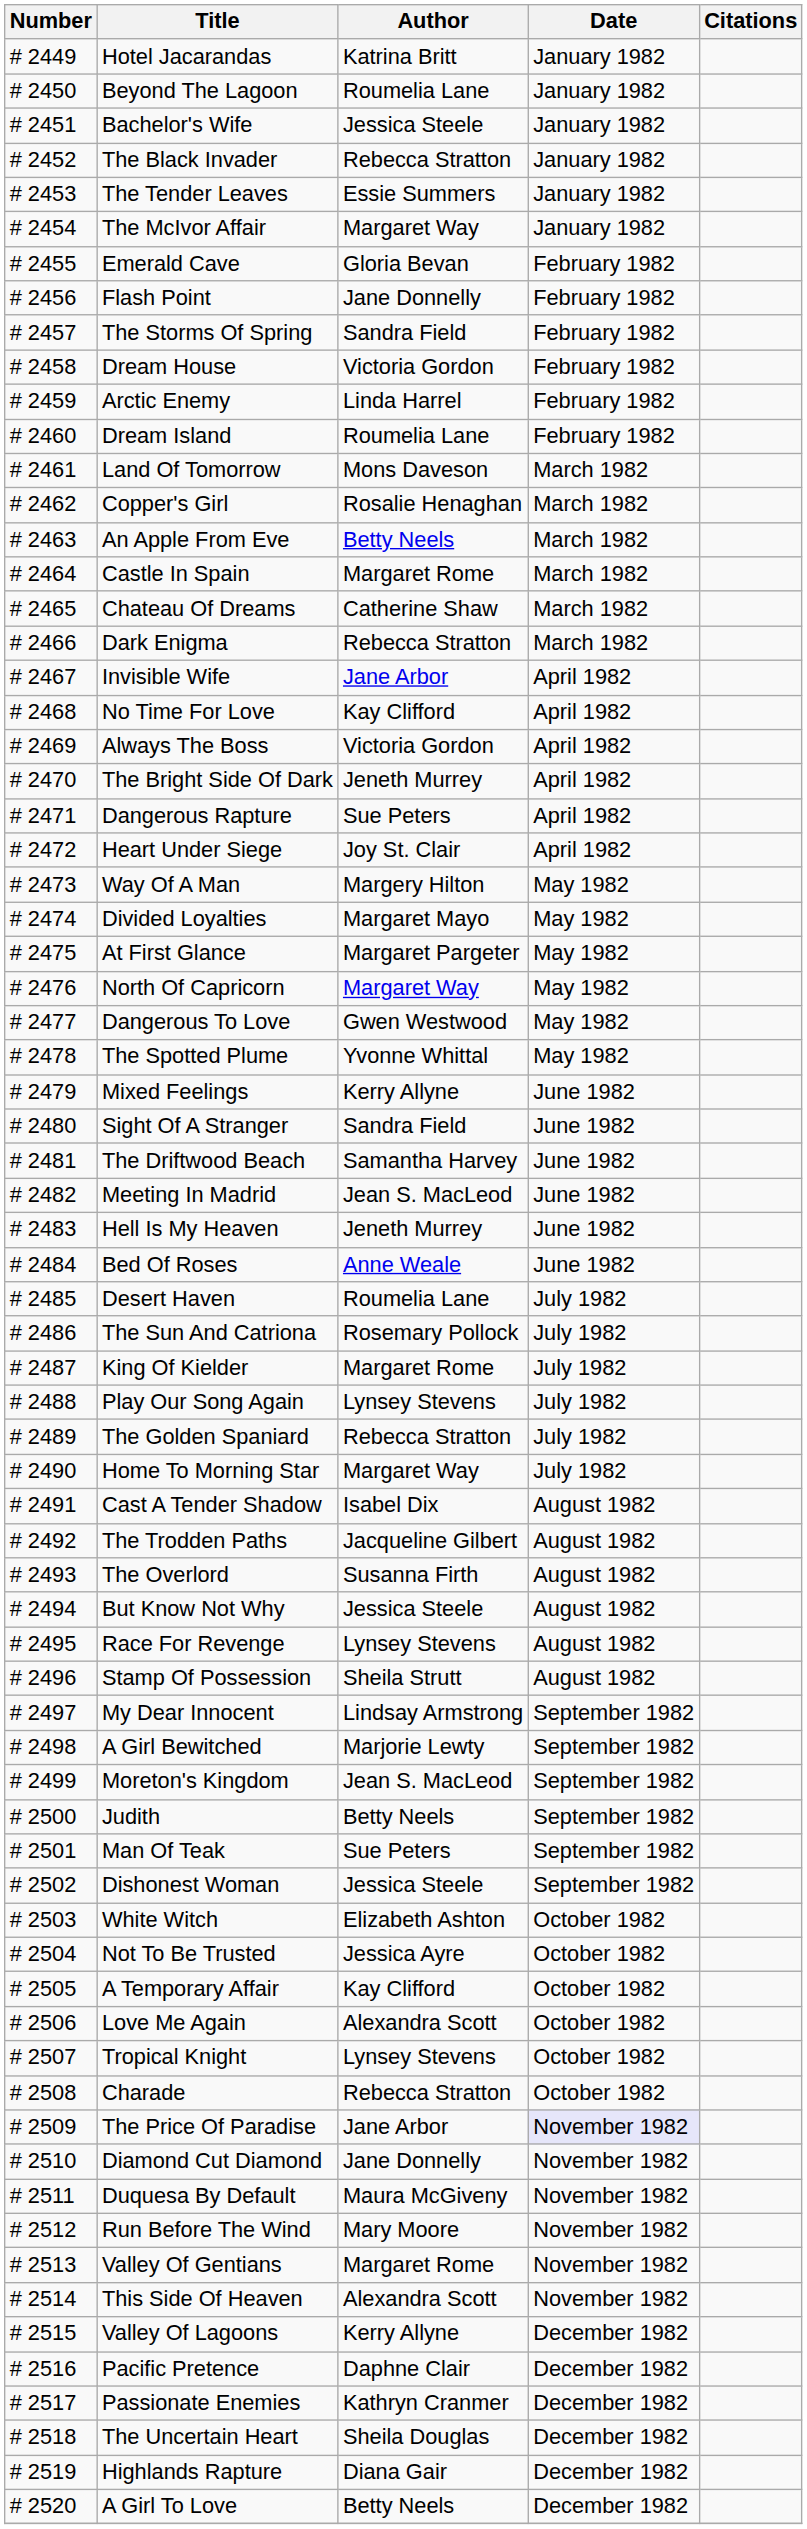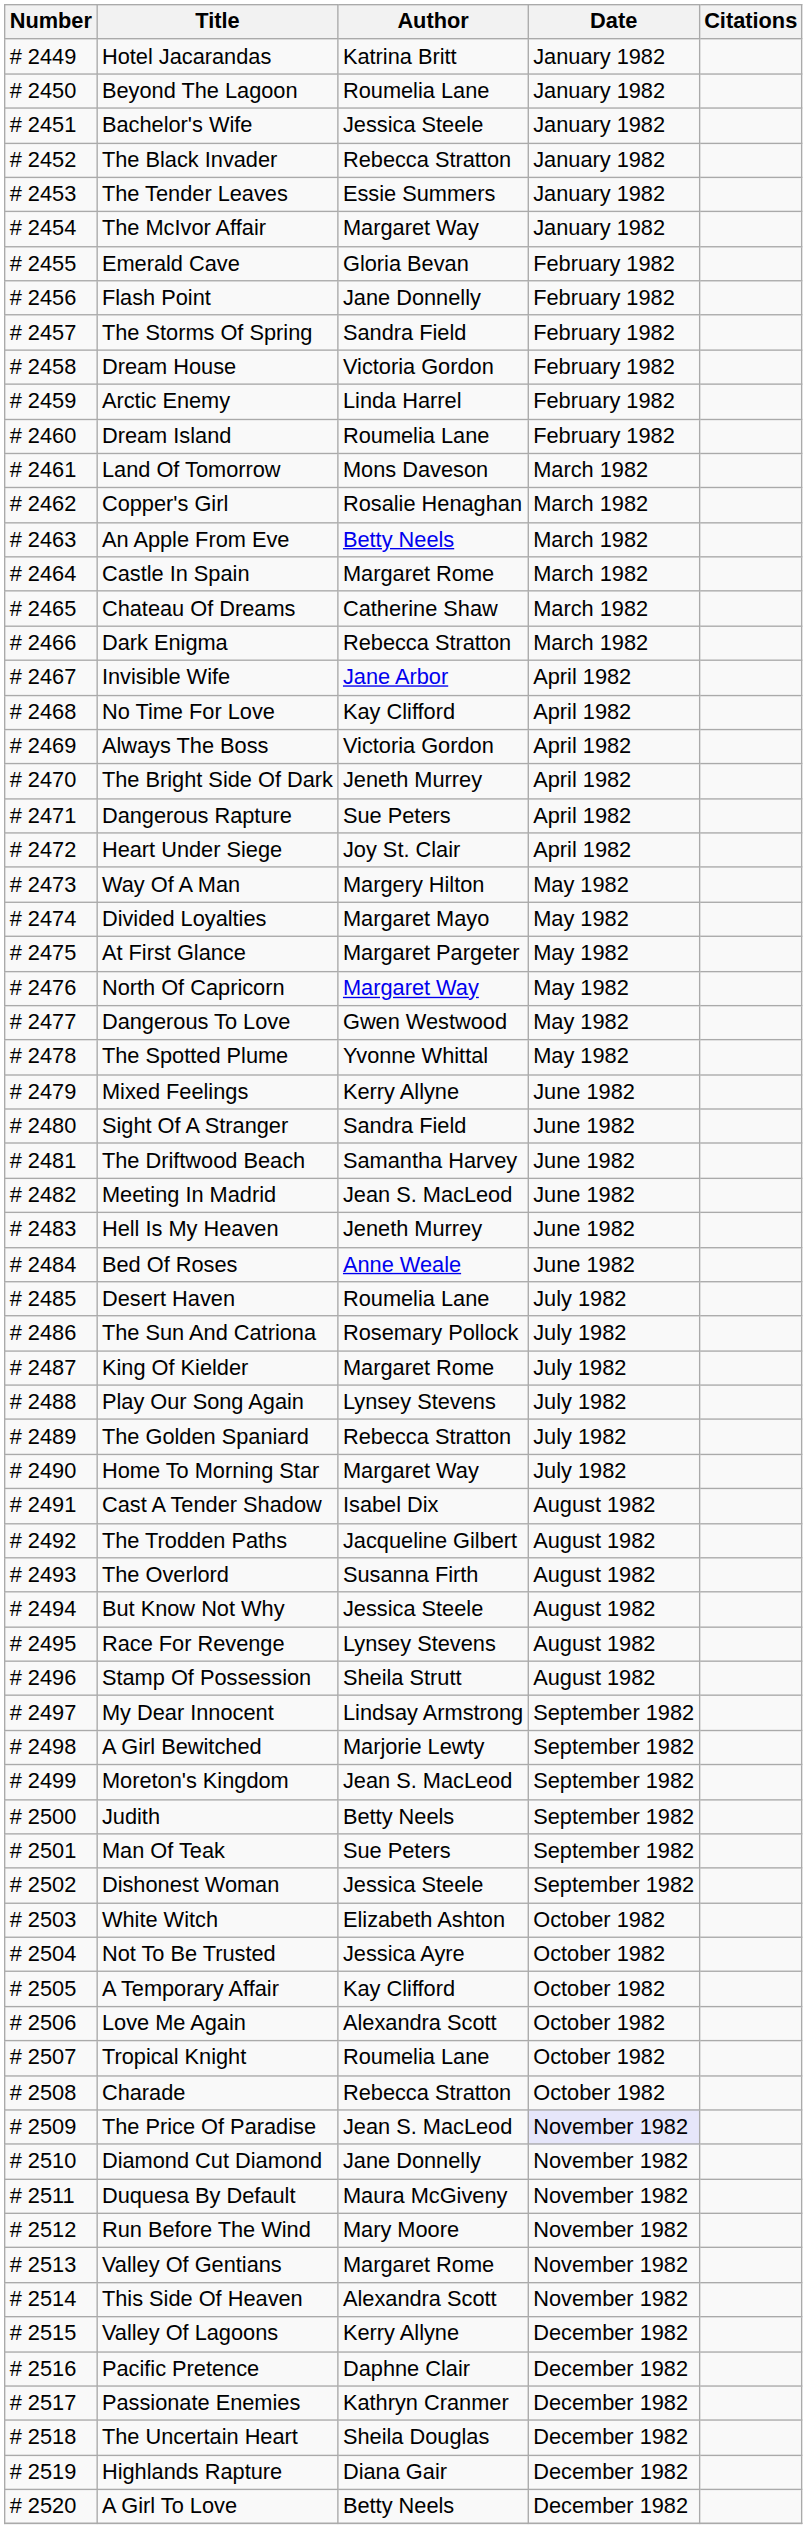(419, 2057) Lynsey Stevens -> (416, 2057) Roumelia Lane
(396, 2126) Jane Arbor -> (428, 2126) Jean S. MacLeod
